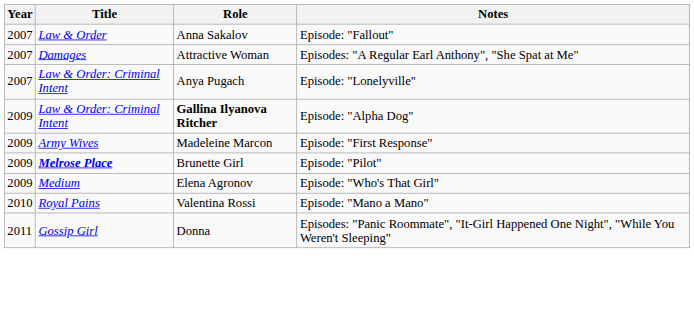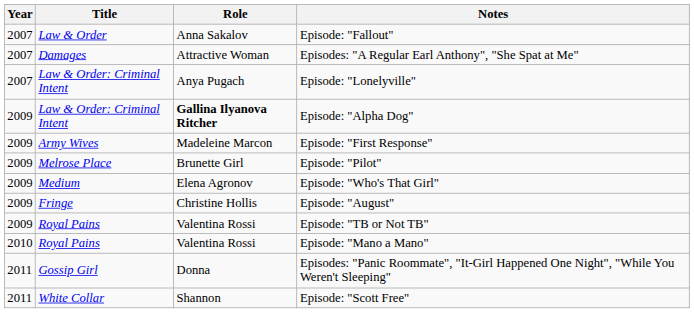(75, 163) bold -> (75, 163) normal
+ row: (347, 203)
+ row: (364, 223)
+ row: (355, 297)
